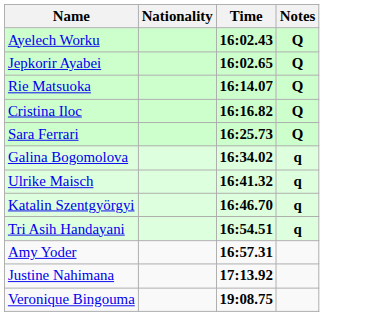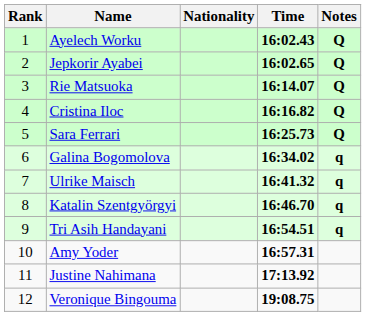+ column: (25, 16)
